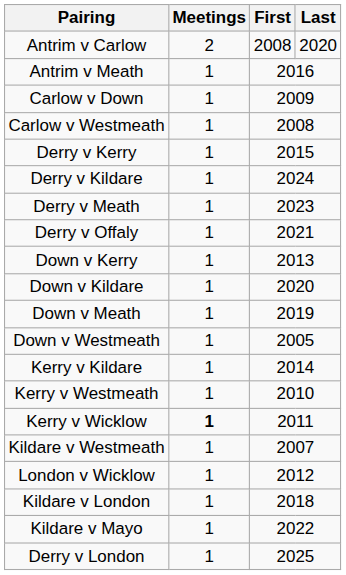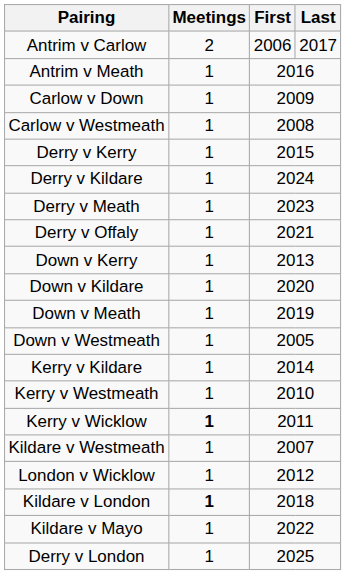(273, 44) 2008 -> (273, 44) 2006
(318, 44) 2020 -> (318, 44) 2017
(209, 502) normal -> (209, 502) bold
